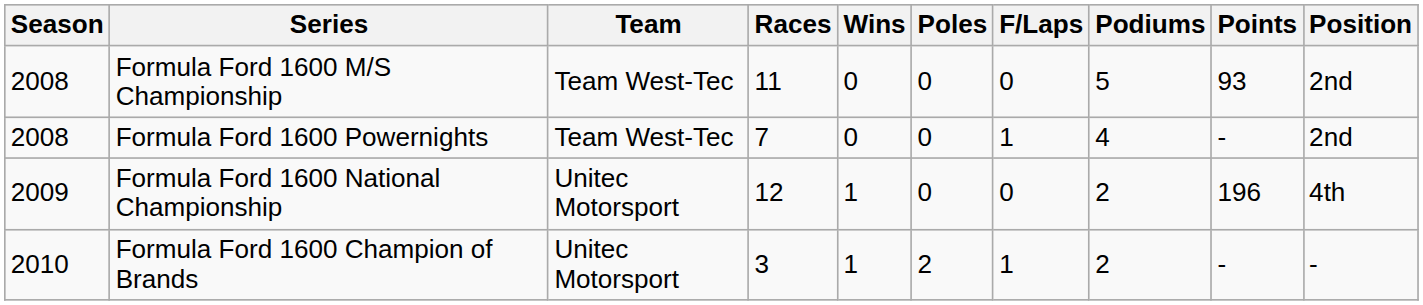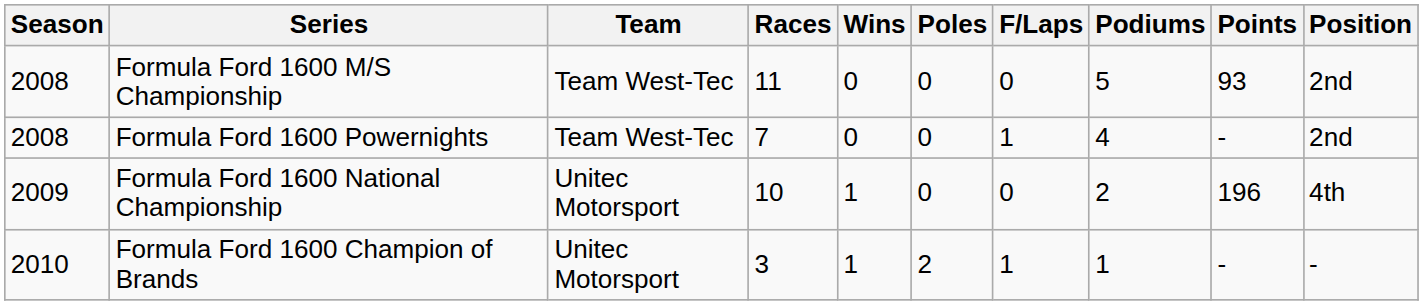(769, 193) 12 -> (769, 193) 10
(1103, 263) 2 -> (1103, 263) 1
